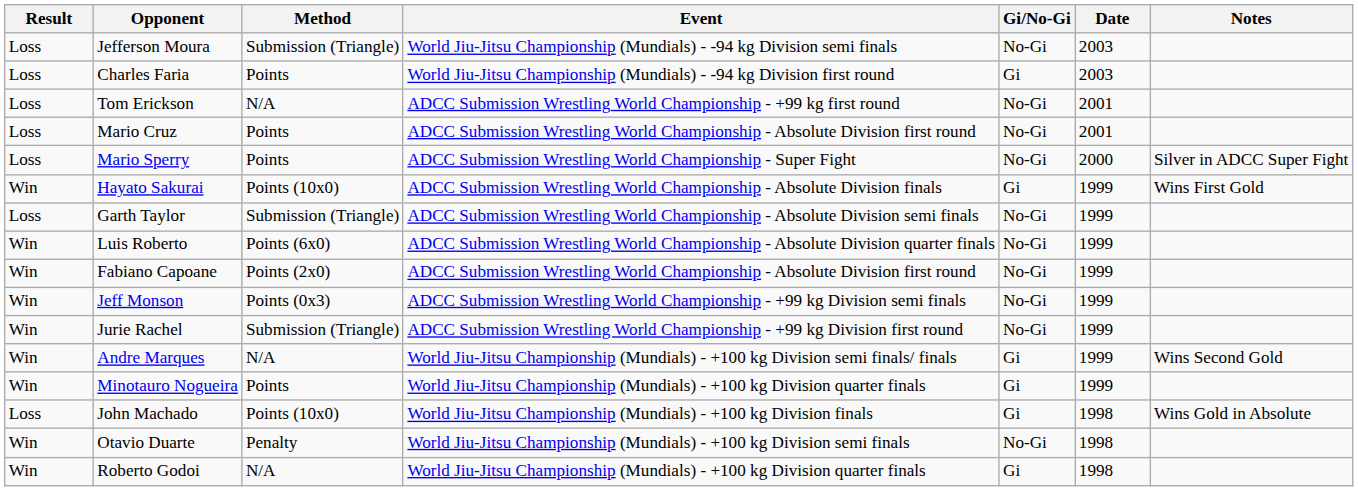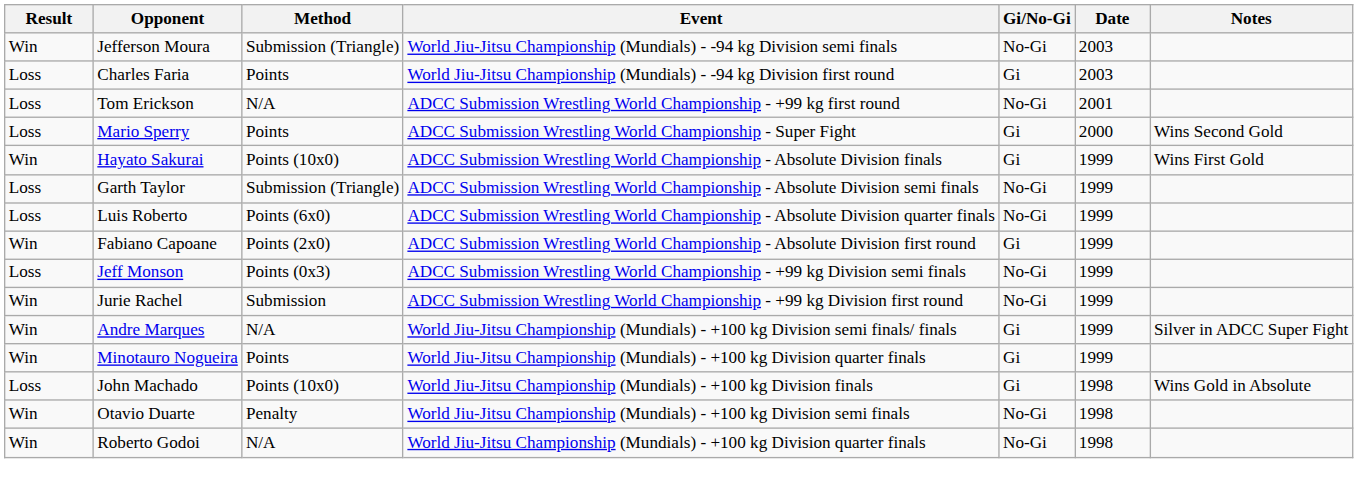(25, 46) Loss -> (23, 46) Win
- row: (137, 131)
(1025, 159) No-Gi -> (1012, 131) Gi
(1251, 159) Silver in ADCC Super Fight -> (1218, 131) Wins Second Gold
(23, 244) Win -> (25, 216) Loss
(1025, 272) No-Gi -> (1012, 244) Gi
(23, 301) Win -> (25, 272) Loss
(323, 329) Submission (Triangle) -> (286, 301) Submission
(1218, 357) Wins Second Gold -> (1251, 329) Silver in ADCC Super Fight
(1012, 470) Gi -> (1025, 442) No-Gi
